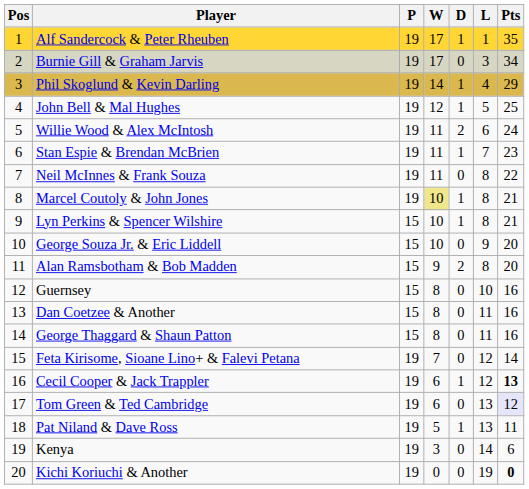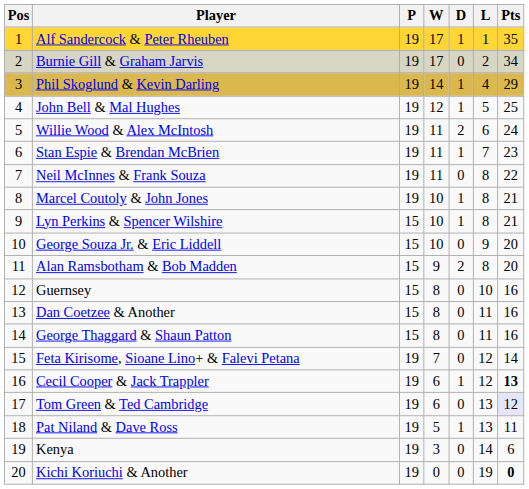(486, 61) 3 -> (486, 61) 2
(436, 198) khaki background -> (436, 198) no background
